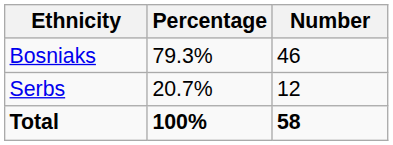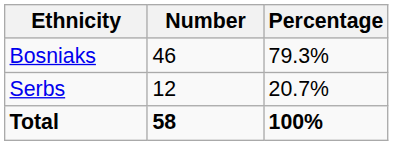columns swapped: (330, 21) <-> (210, 21)
